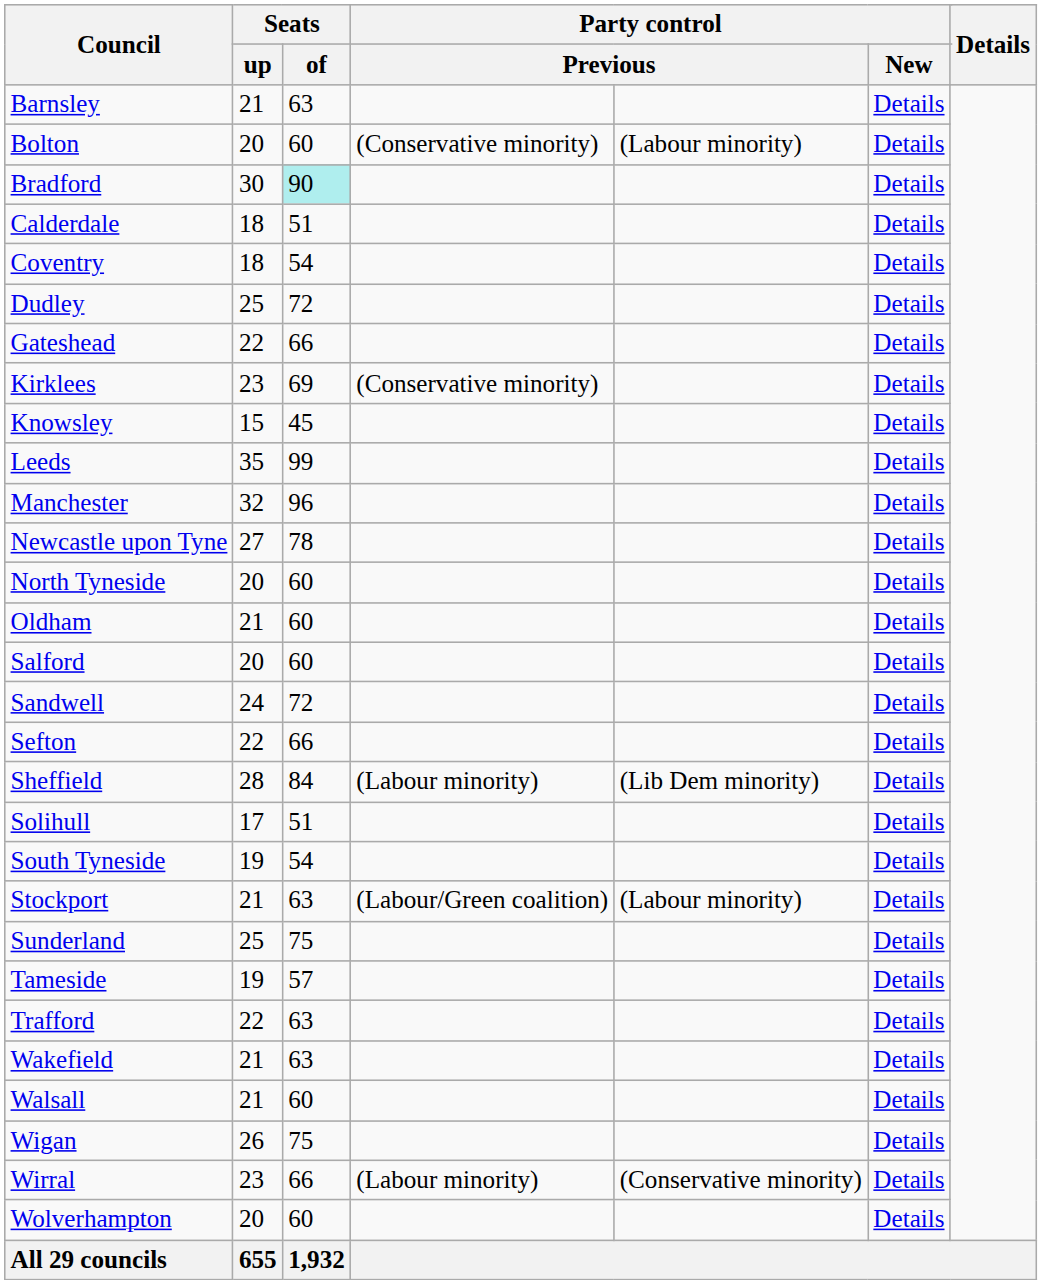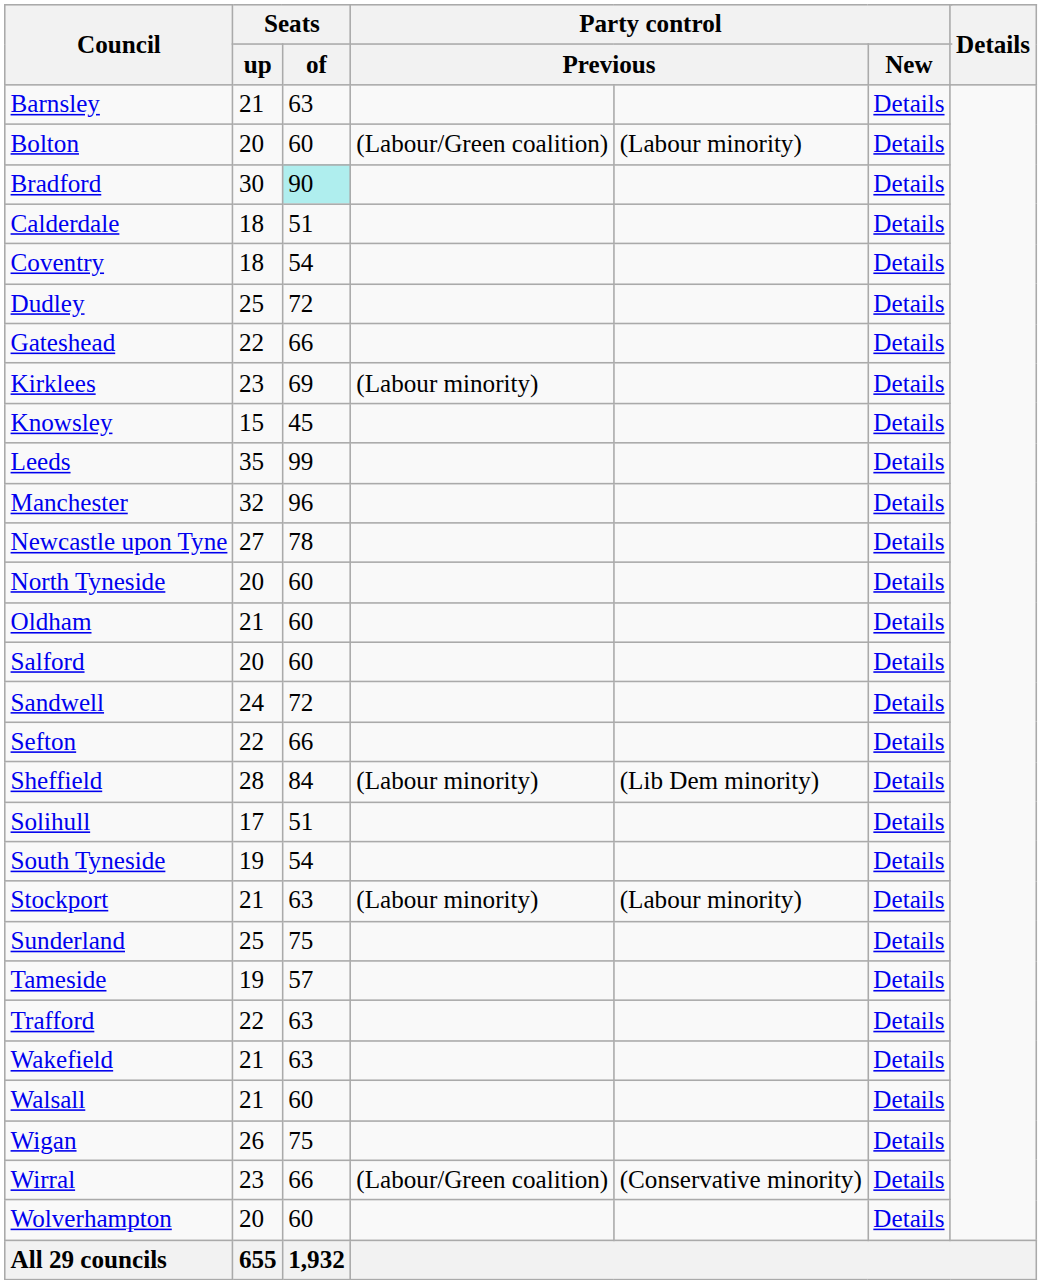(477, 143) (Conservative minority) -> (482, 143) (Labour/Green coalition)
(477, 382) (Conservative minority) -> (447, 382) (Labour minority)
(482, 900) (Labour/Green coalition) -> (447, 900) (Labour minority)
(447, 1179) (Labour minority) -> (482, 1179) (Labour/Green coalition)
